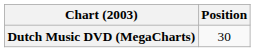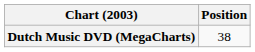(224, 36) 30 -> (224, 36) 38
